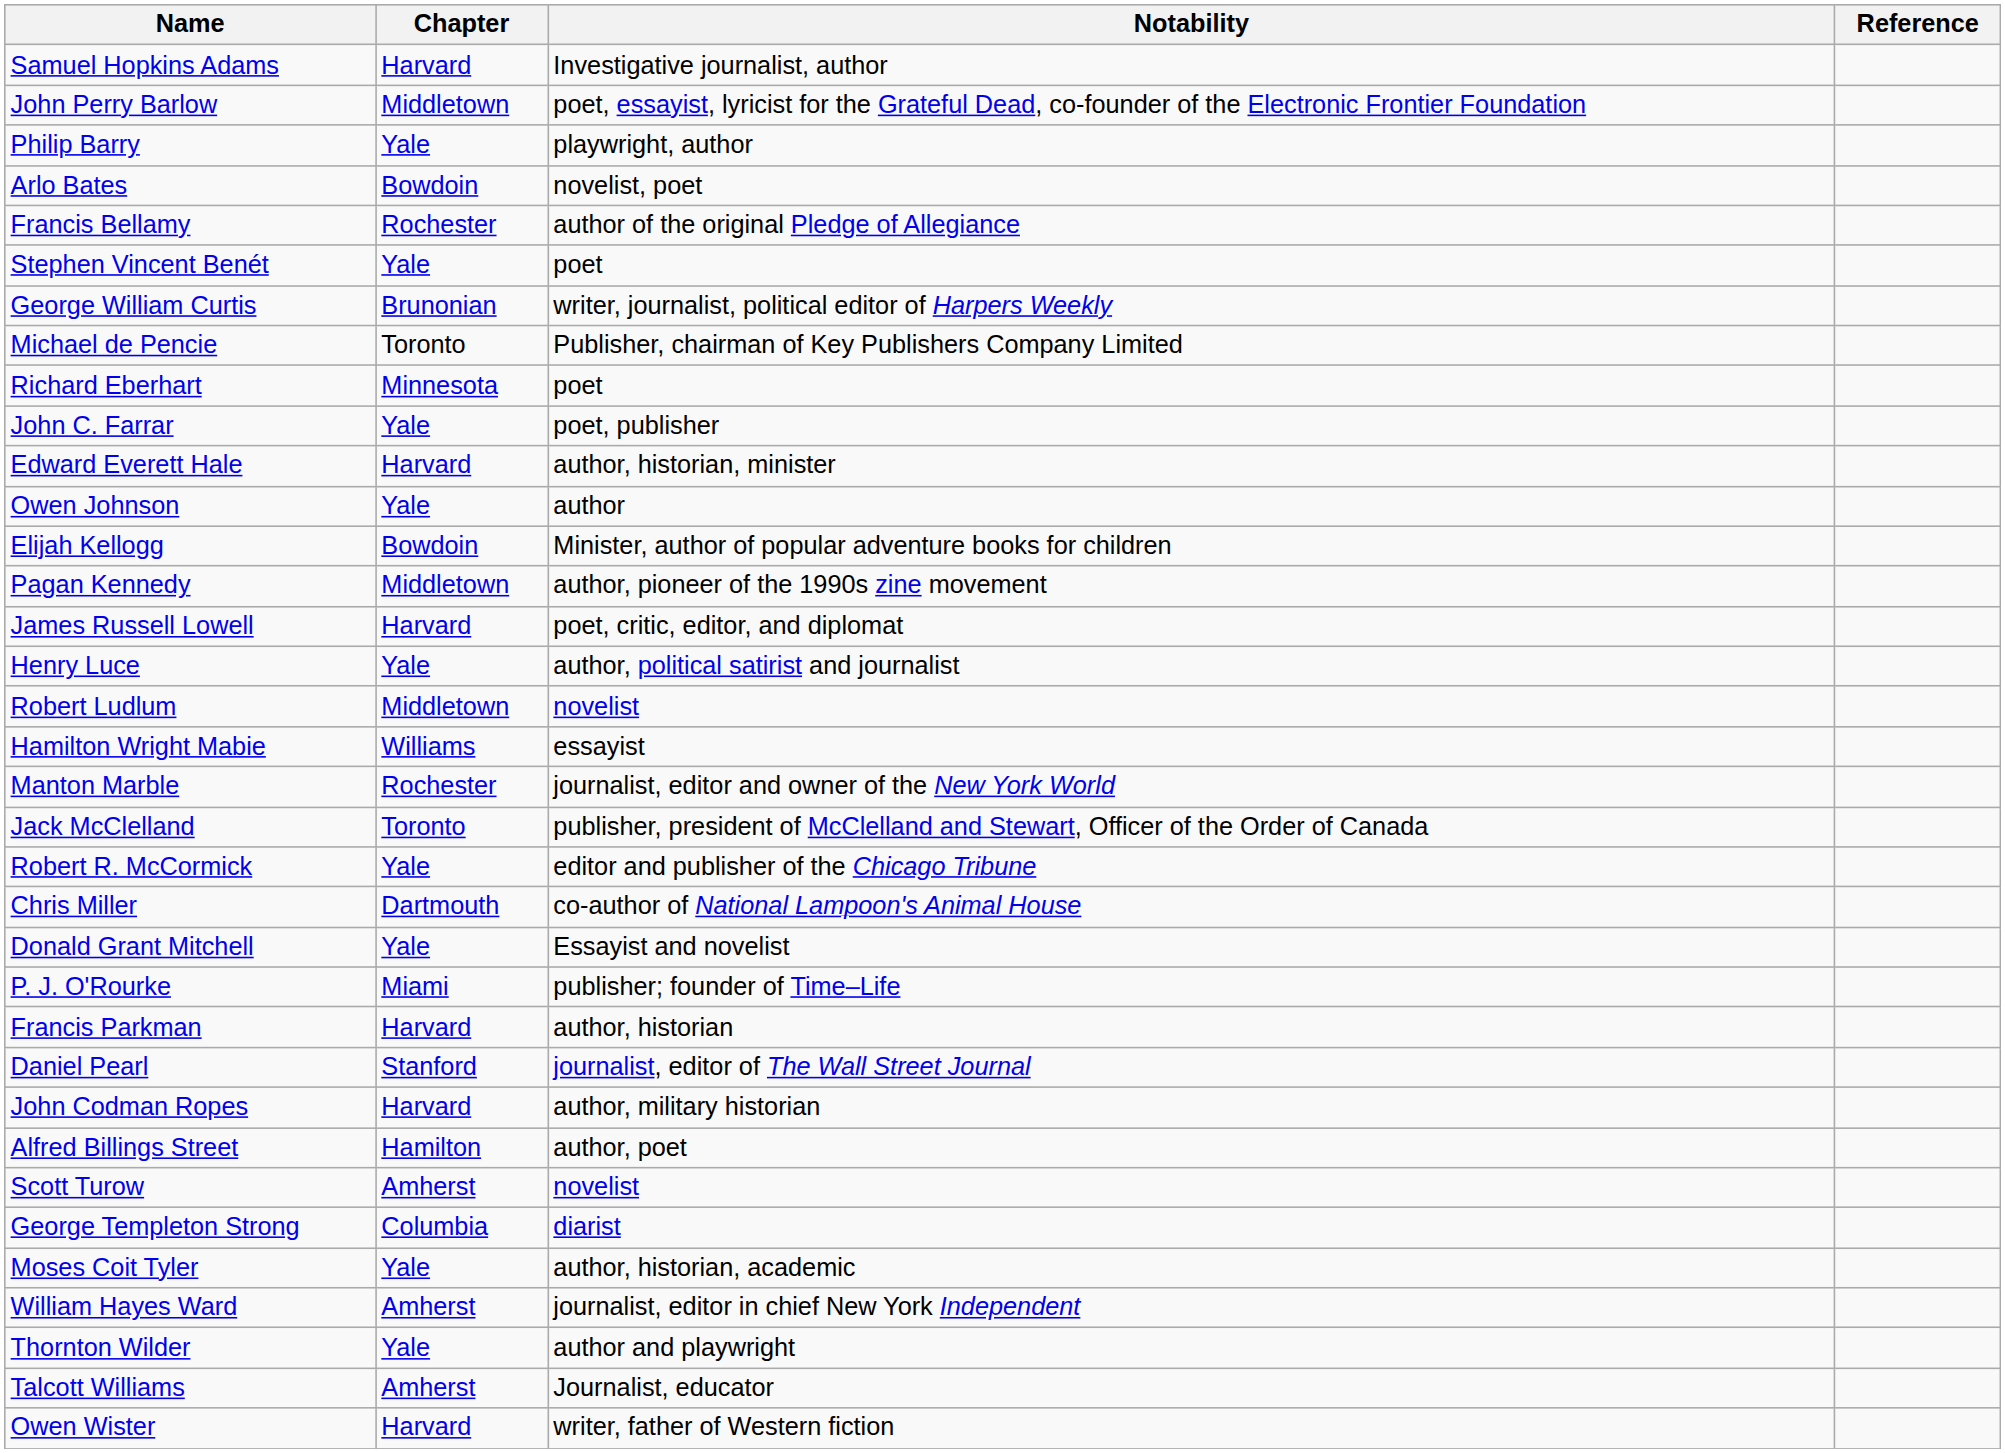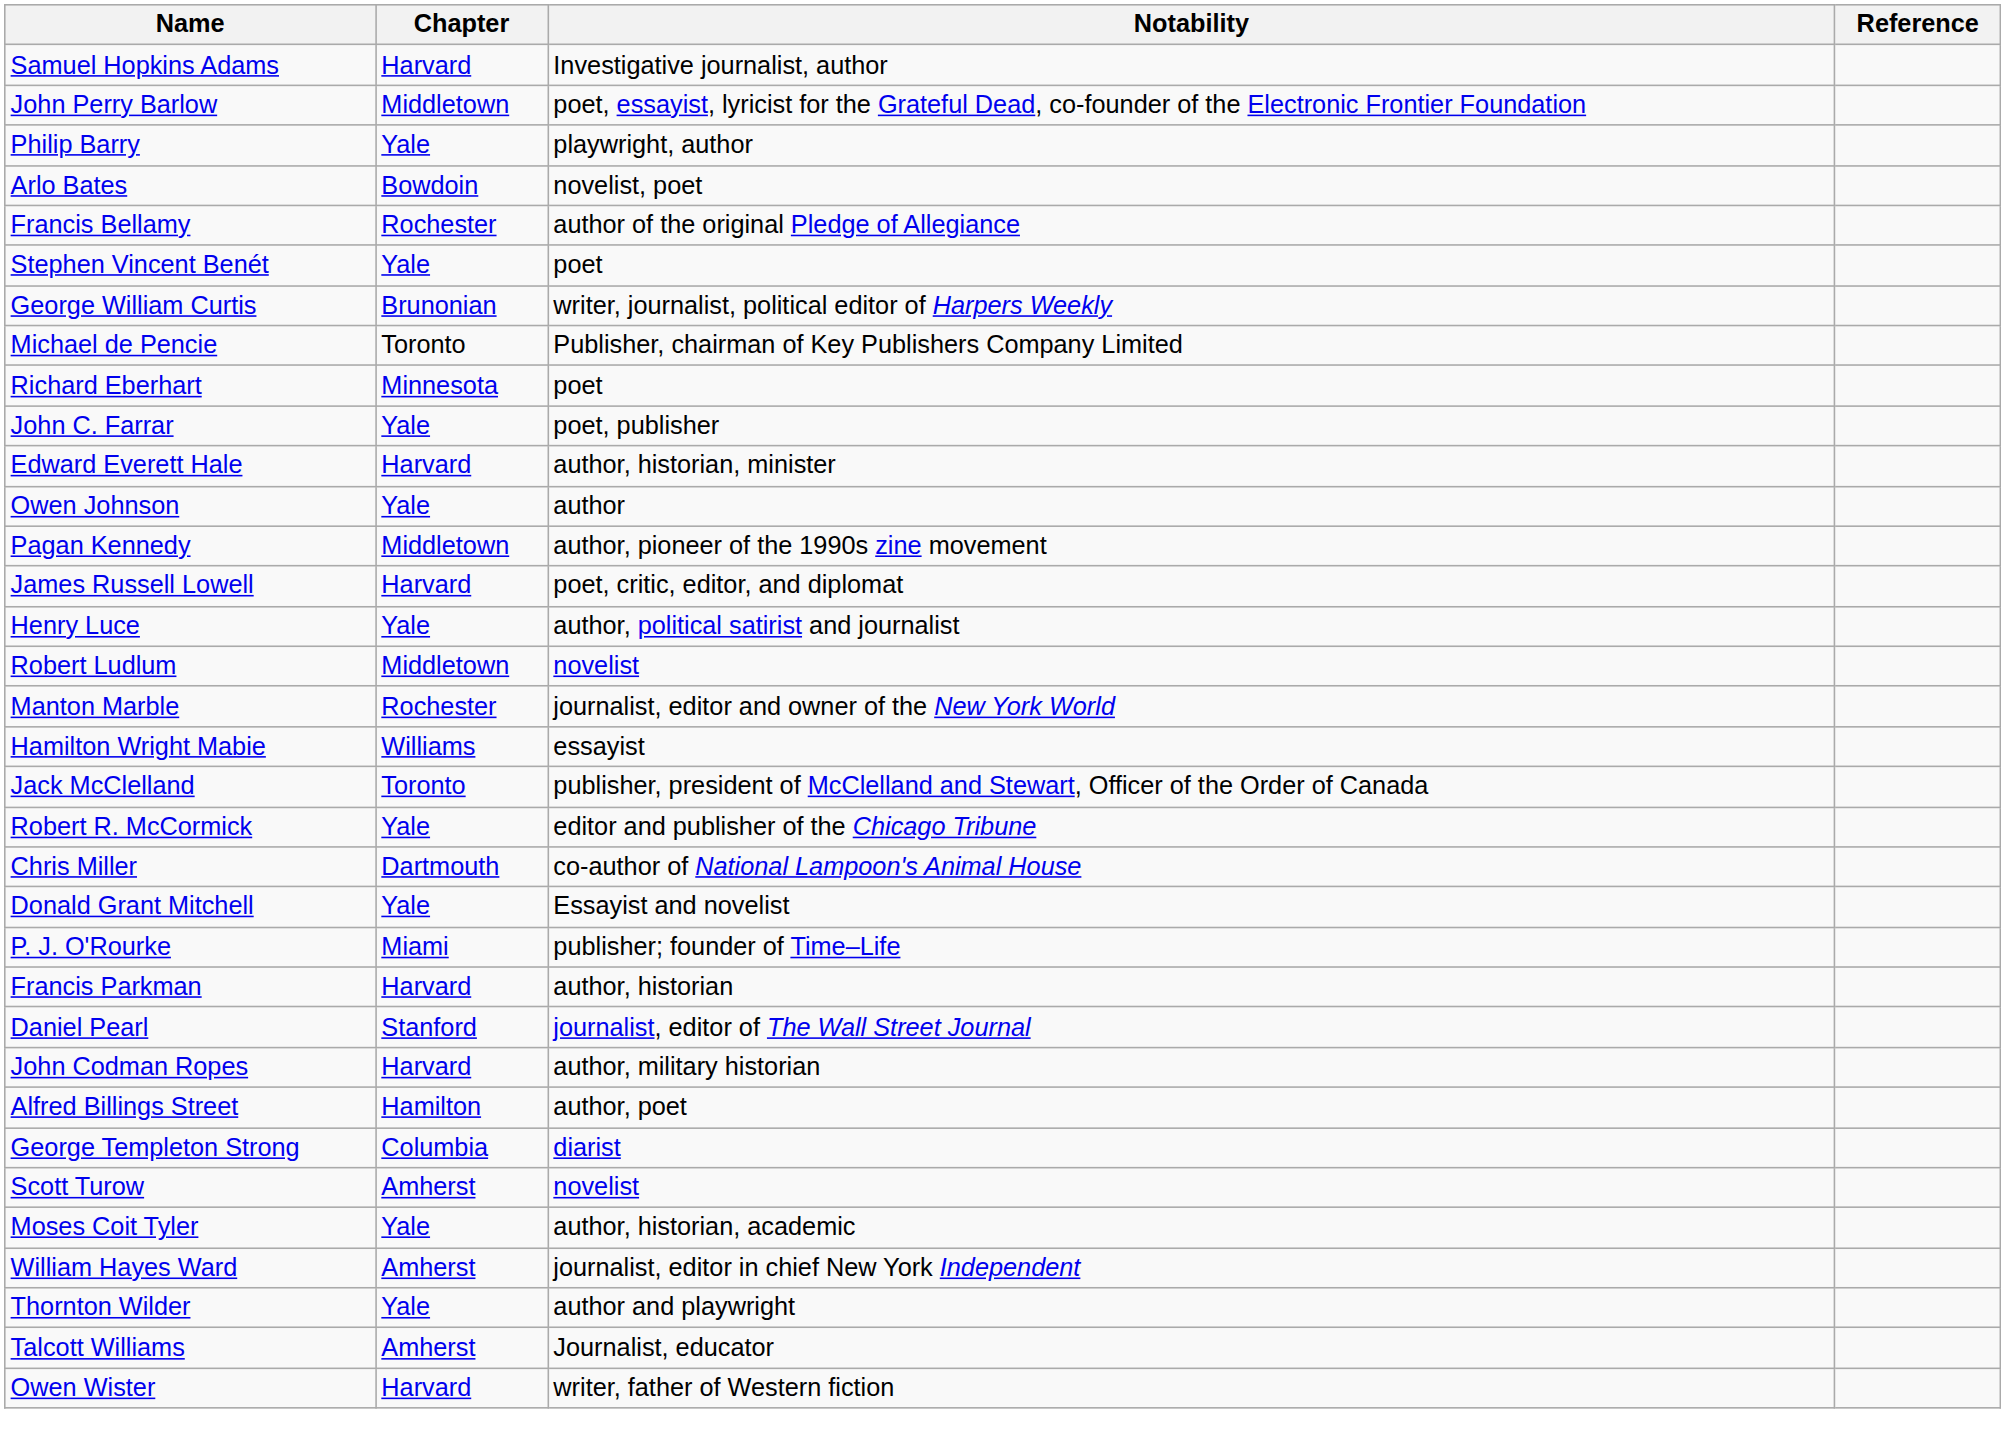- row: (87, 545)
rows swapped: (138, 746) <-> (95, 786)
rows swapped: (155, 1227) <-> (77, 1187)
